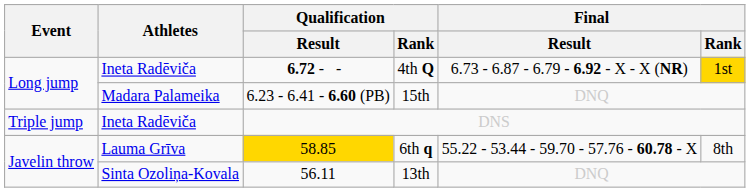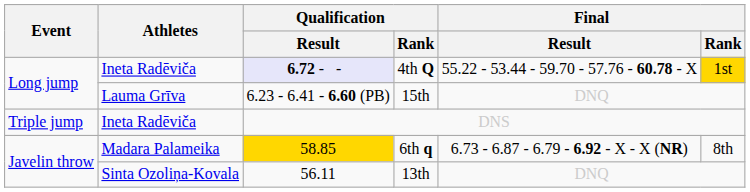(318, 70) no background -> (318, 70) lavender background
(569, 70) 6.73 - 6.87 - 6.79 - 6.92 - X - X (NR) -> (569, 70) 55.22 - 53.44 - 59.70 - 57.76 - 60.78 - X
(161, 96) Madara Palameika -> (143, 96) Lauma Grīva
(143, 148) Lauma Grīva -> (161, 148) Madara Palameika
(569, 148) 55.22 - 53.44 - 59.70 - 57.76 - 60.78 - X -> (569, 148) 6.73 - 6.87 - 6.79 - 6.92 - X - X (NR)
